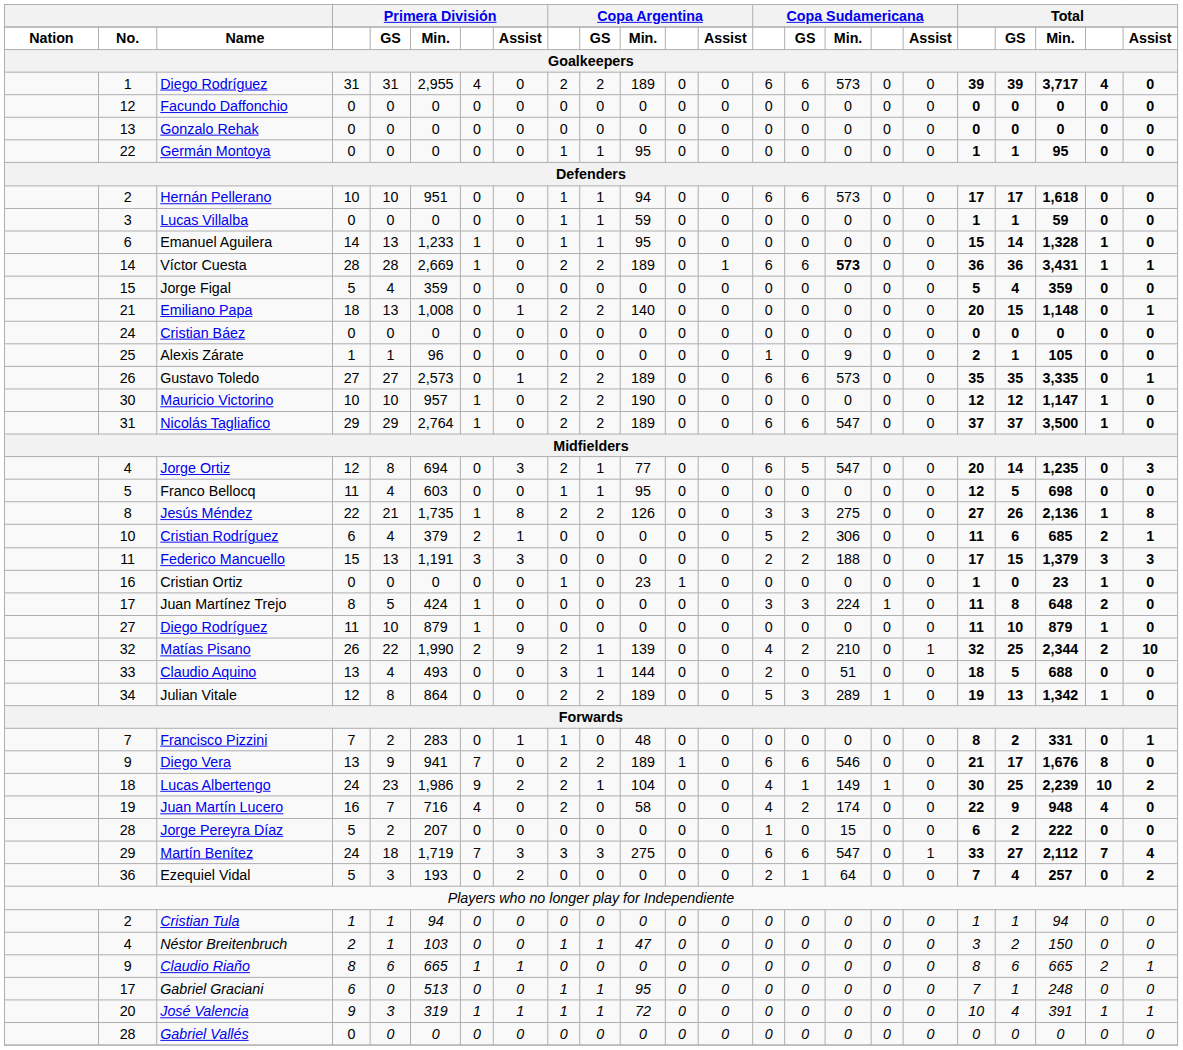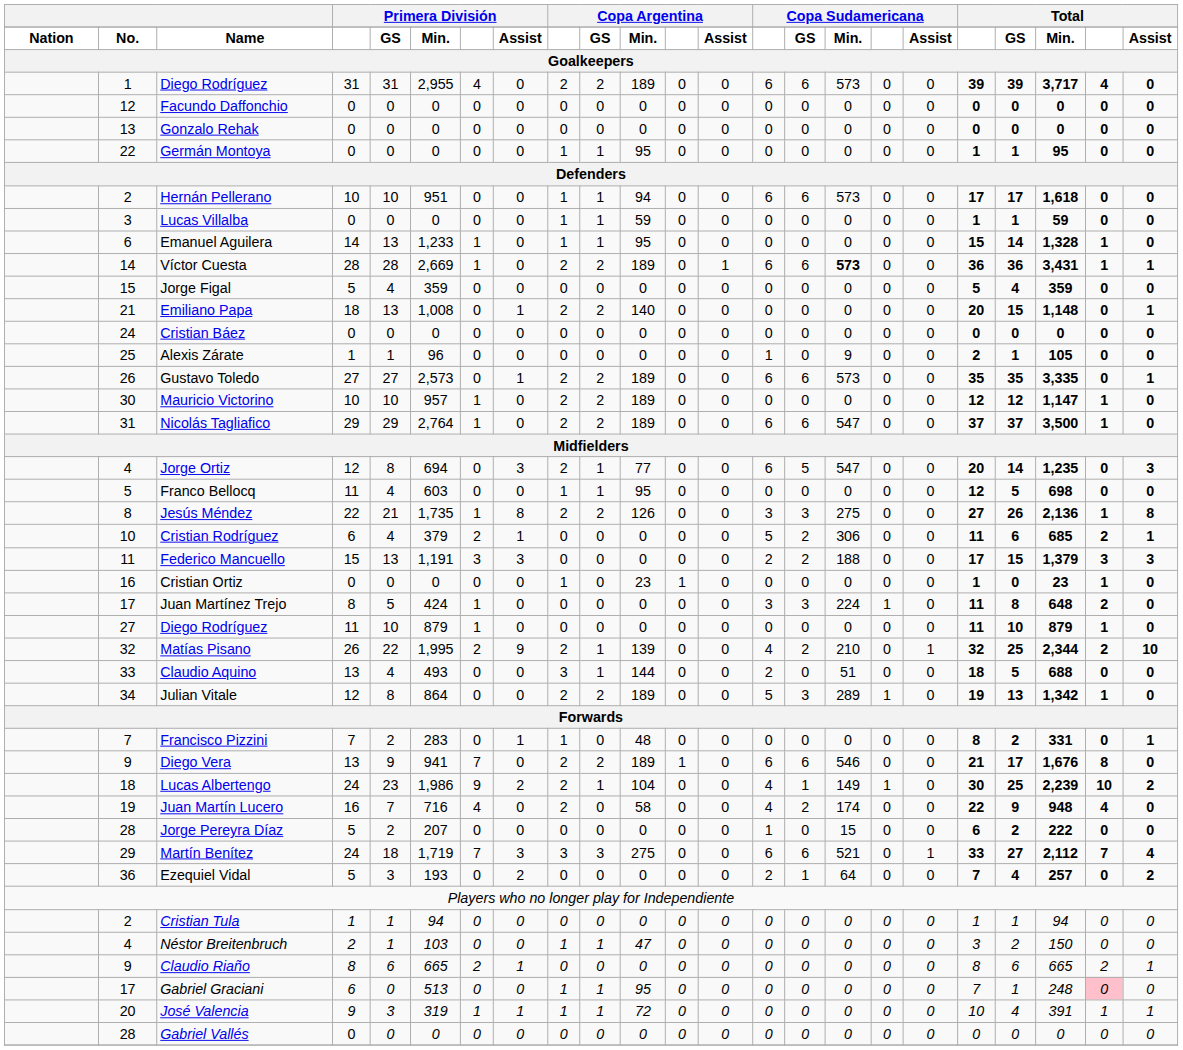(643, 400) 190 -> (643, 400) 189
(436, 649) 1,990 -> (436, 649) 1,995
(848, 853) 547 -> (848, 853) 521
(477, 966) 1 -> (477, 966) 2
(1104, 989) no background -> (1104, 989) pink background
